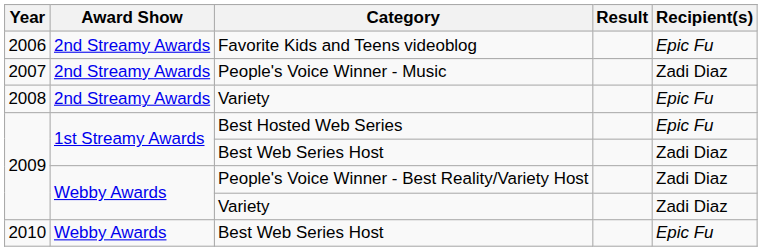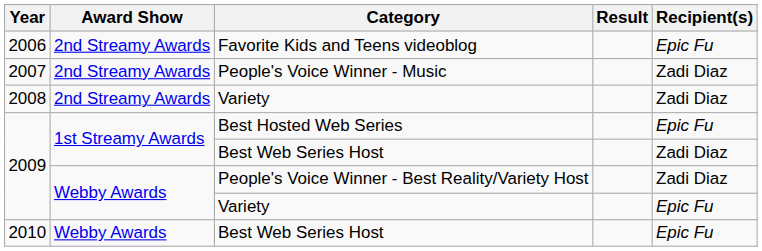(685, 98) Epic Fu -> (692, 98) Zadi Diaz
(692, 206) Zadi Diaz -> (685, 206) Epic Fu
